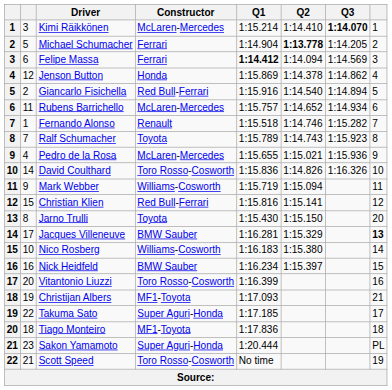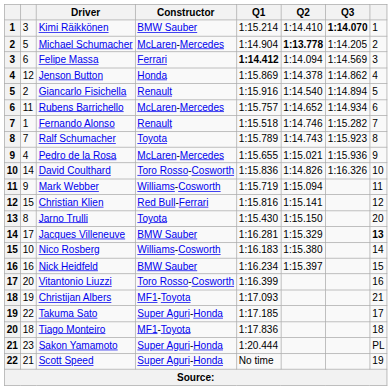(181, 28) McLaren-Mercedes -> (167, 28) BMW Sauber
(152, 44) Ferrari -> (181, 44) McLaren-Mercedes
(173, 91) Red Bull-Ferrari -> (155, 91) Renault
(186, 361) Toro Rosso-Cosworth -> (180, 361) Super Aguri-Honda
